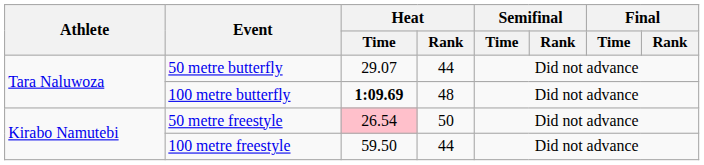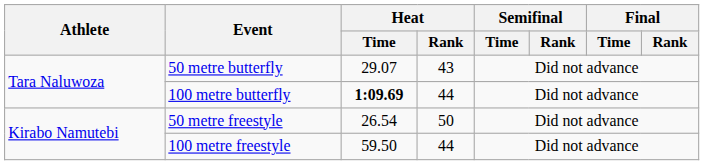(446, 68) 44 -> (446, 68) 43
(446, 94) 48 -> (446, 94) 44
(379, 121) pink background -> (379, 121) no background
